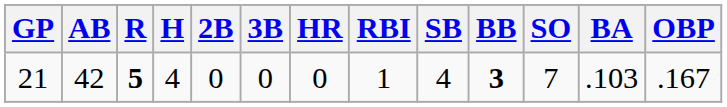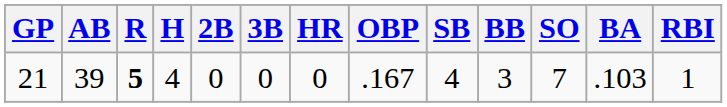columns swapped: (384, 28) <-> (684, 28)
(89, 76) 42 -> (89, 76) 39
(496, 76) bold -> (505, 76) normal
